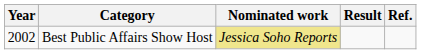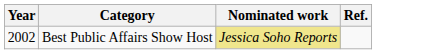- column: (363, 15)
